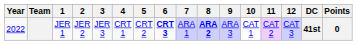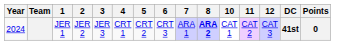- column: (230, 11)
(16, 28) 2022 -> (16, 28) 2024
(165, 28) bold -> (165, 28) normal
